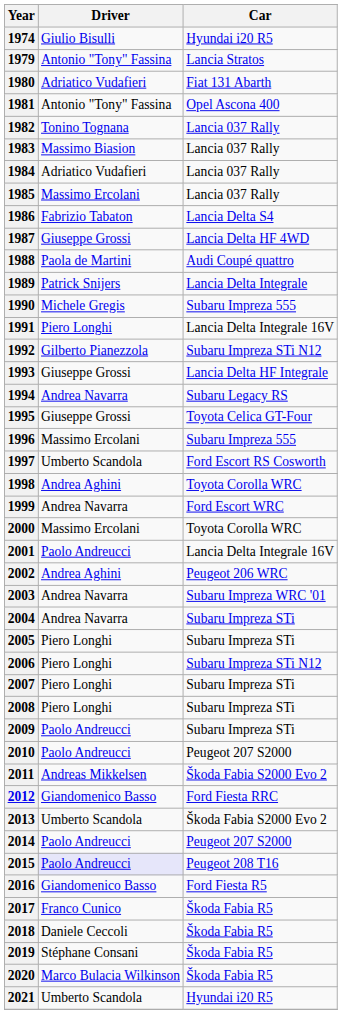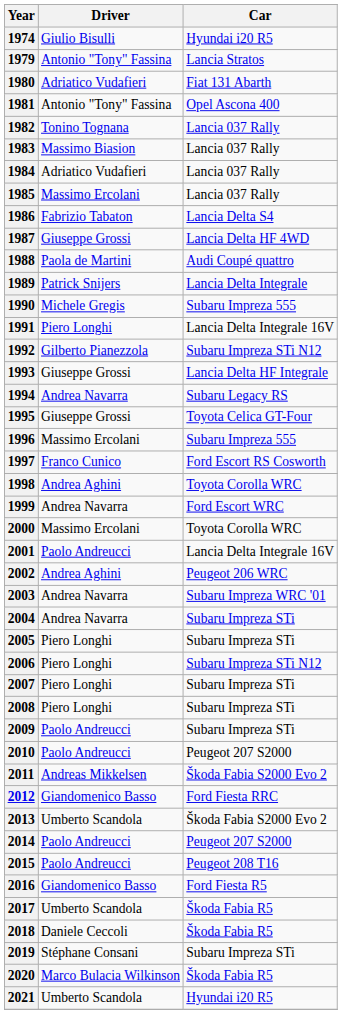(92, 462) Umberto Scandola -> (81, 462) Franco Cunico
(86, 864) lavender background -> (86, 864) no background
(81, 909) Franco Cunico -> (92, 909) Umberto Scandola
(230, 953) Škoda Fabia R5 -> (241, 953) Subaru Impreza STi
